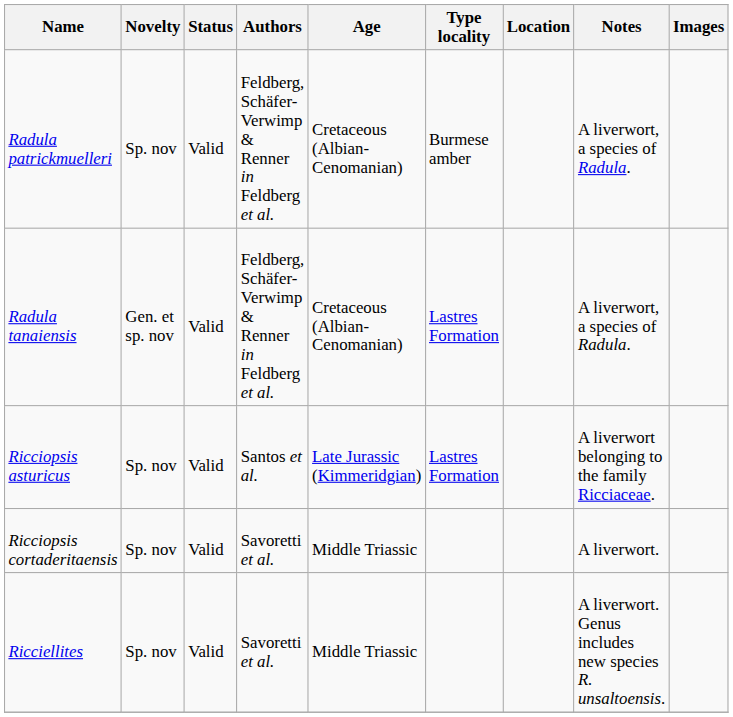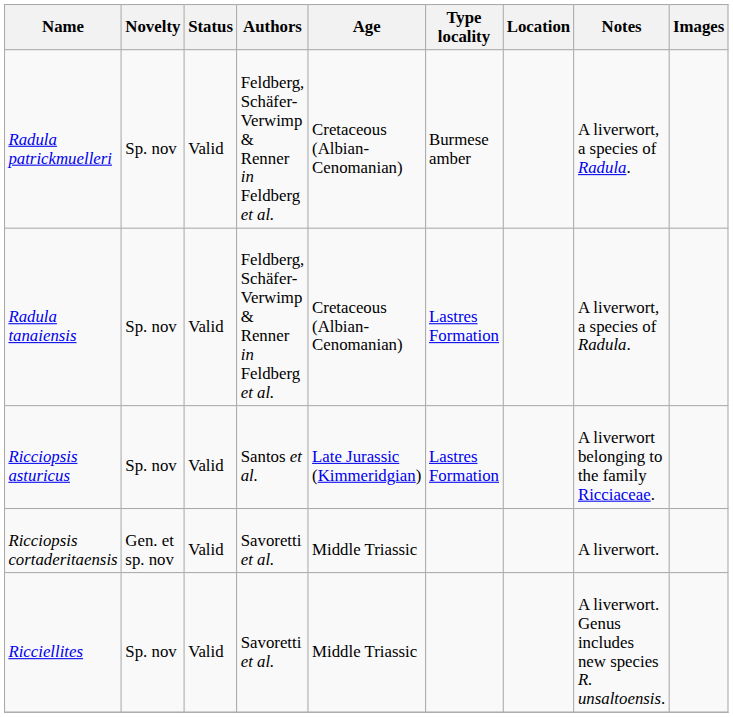(150, 326) Gen. et sp. nov -> (151, 326) Sp. nov
(151, 549) Sp. nov -> (150, 549) Gen. et sp. nov
